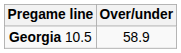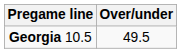(136, 37) 58.9 -> (136, 37) 49.5
